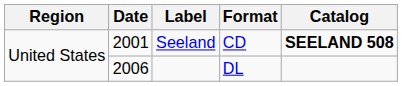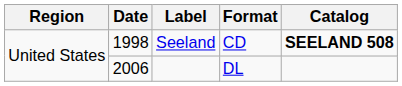(131, 42) 2001 -> (131, 42) 1998
